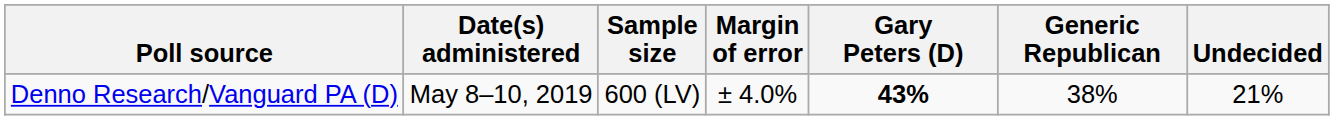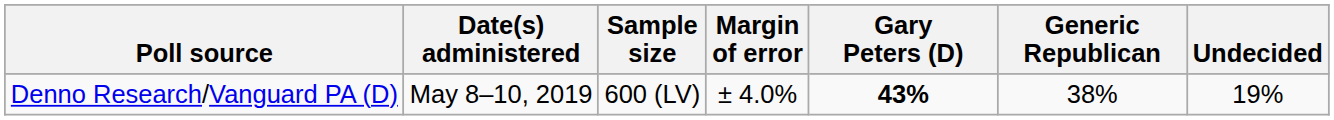(1258, 94) 21% -> (1258, 94) 19%
